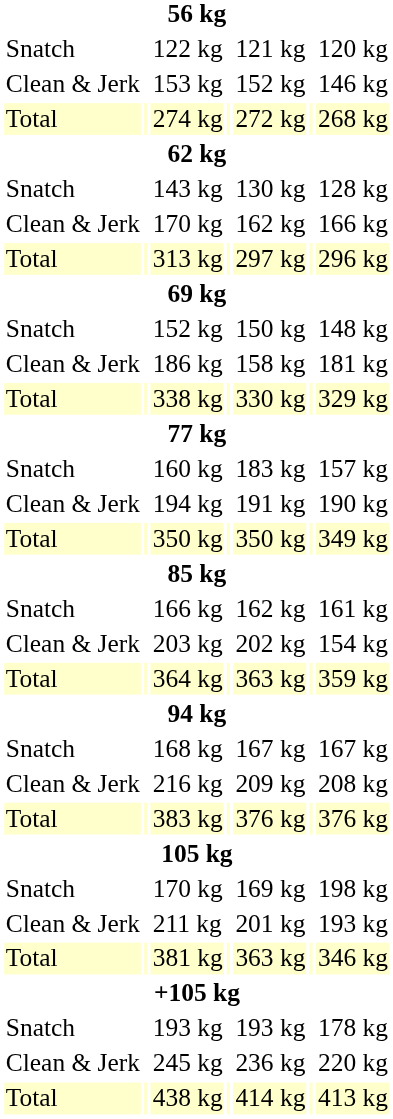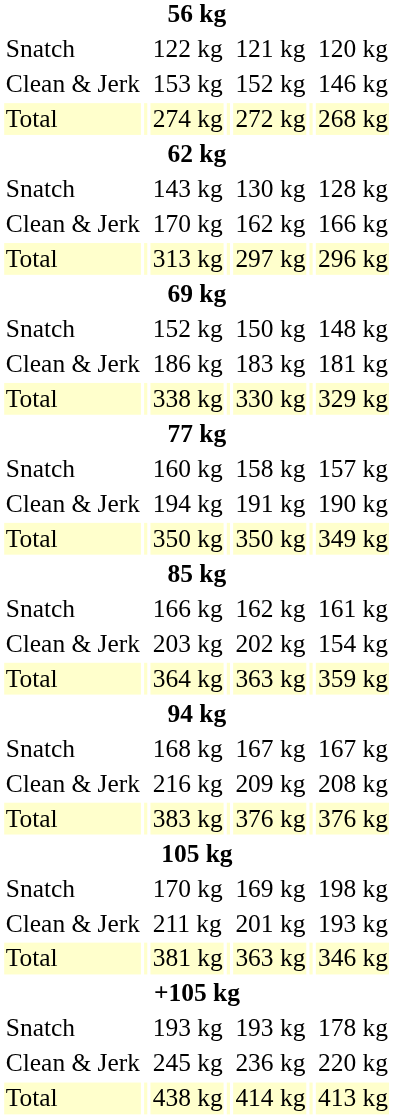(270, 363) 158 kg -> (270, 363) 183 kg
(270, 468) 183 kg -> (270, 468) 158 kg
